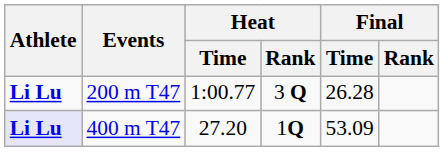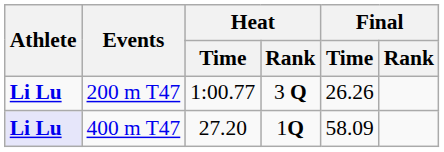(350, 93) 26.28 -> (350, 93) 26.26
(350, 128) 53.09 -> (350, 128) 58.09
